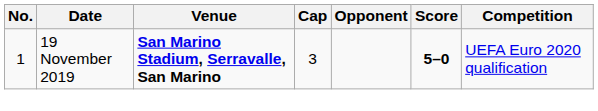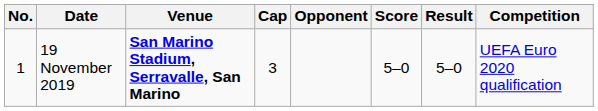+ column: (449, 16)
(436, 58) bold -> (396, 67) normal
